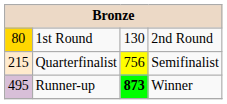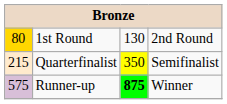(134, 63) 756 -> (134, 63) 350
(18, 87) 495 -> (18, 87) 575
(134, 87) 873 -> (134, 87) 875
